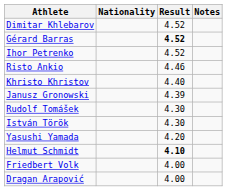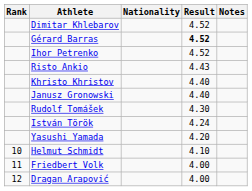+ column: (17, 11)
(175, 67) 4.46 -> (199, 67) 4.43
(175, 95) 4.39 -> (199, 95) 4.40
(175, 123) 4.30 -> (199, 123) 4.24
(175, 151) bold -> (199, 151) normal
